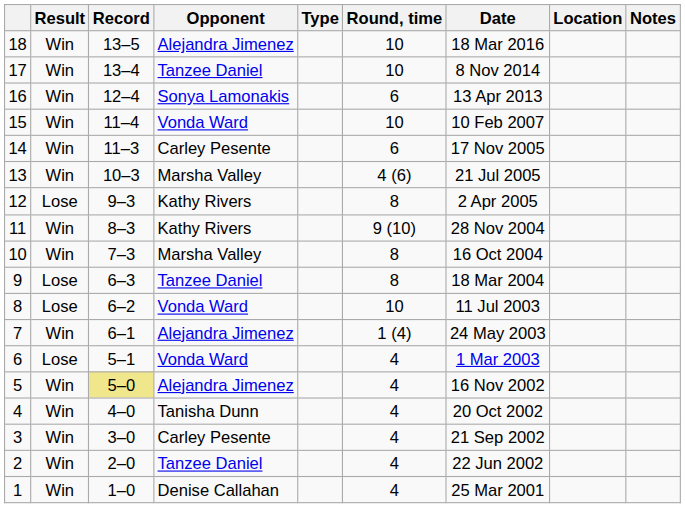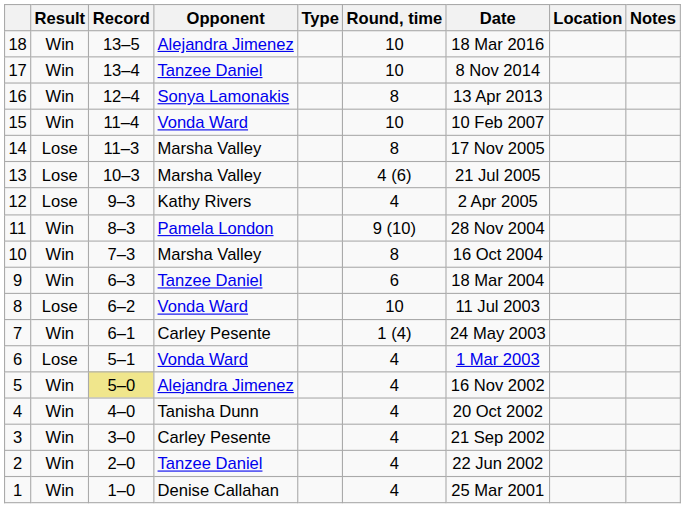(394, 97) 6 -> (394, 97) 8
(60, 149) Win -> (60, 149) Lose
(214, 149) Carley Pesente -> (209, 149) Marsha Valley
(394, 149) 6 -> (394, 149) 8
(60, 175) Win -> (60, 175) Lose
(394, 201) 8 -> (394, 201) 4
(204, 228) Kathy Rivers -> (216, 228) Pamela London
(60, 280) Lose -> (60, 280) Win
(394, 280) 8 -> (394, 280) 6
(226, 333) Alejandra Jimenez -> (214, 333) Carley Pesente
